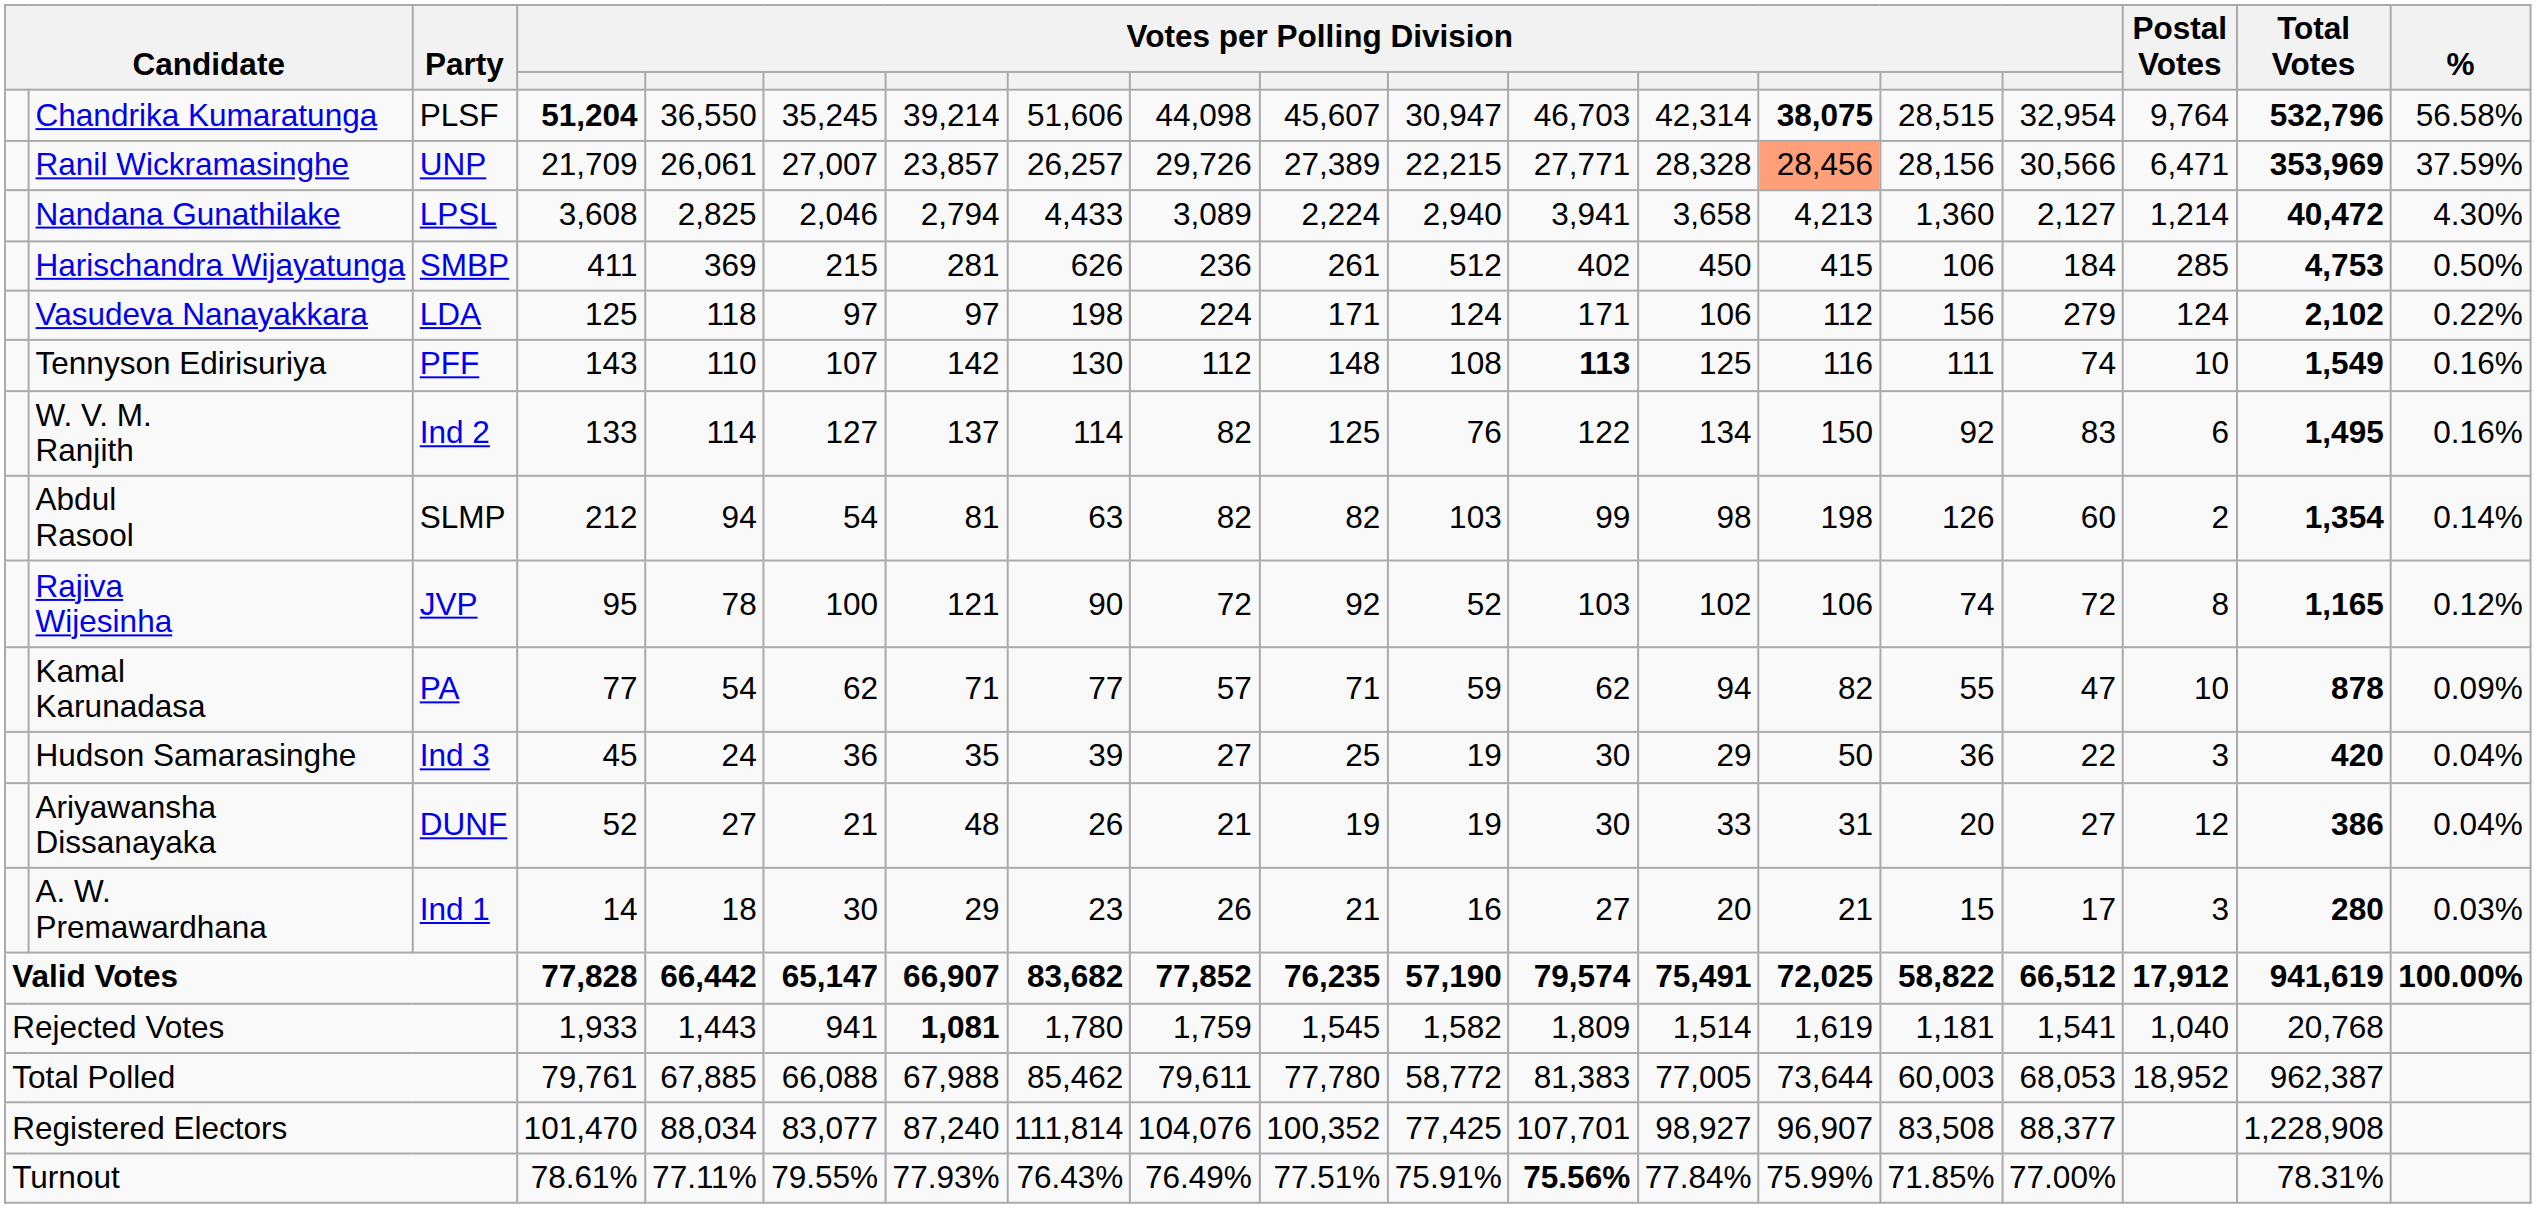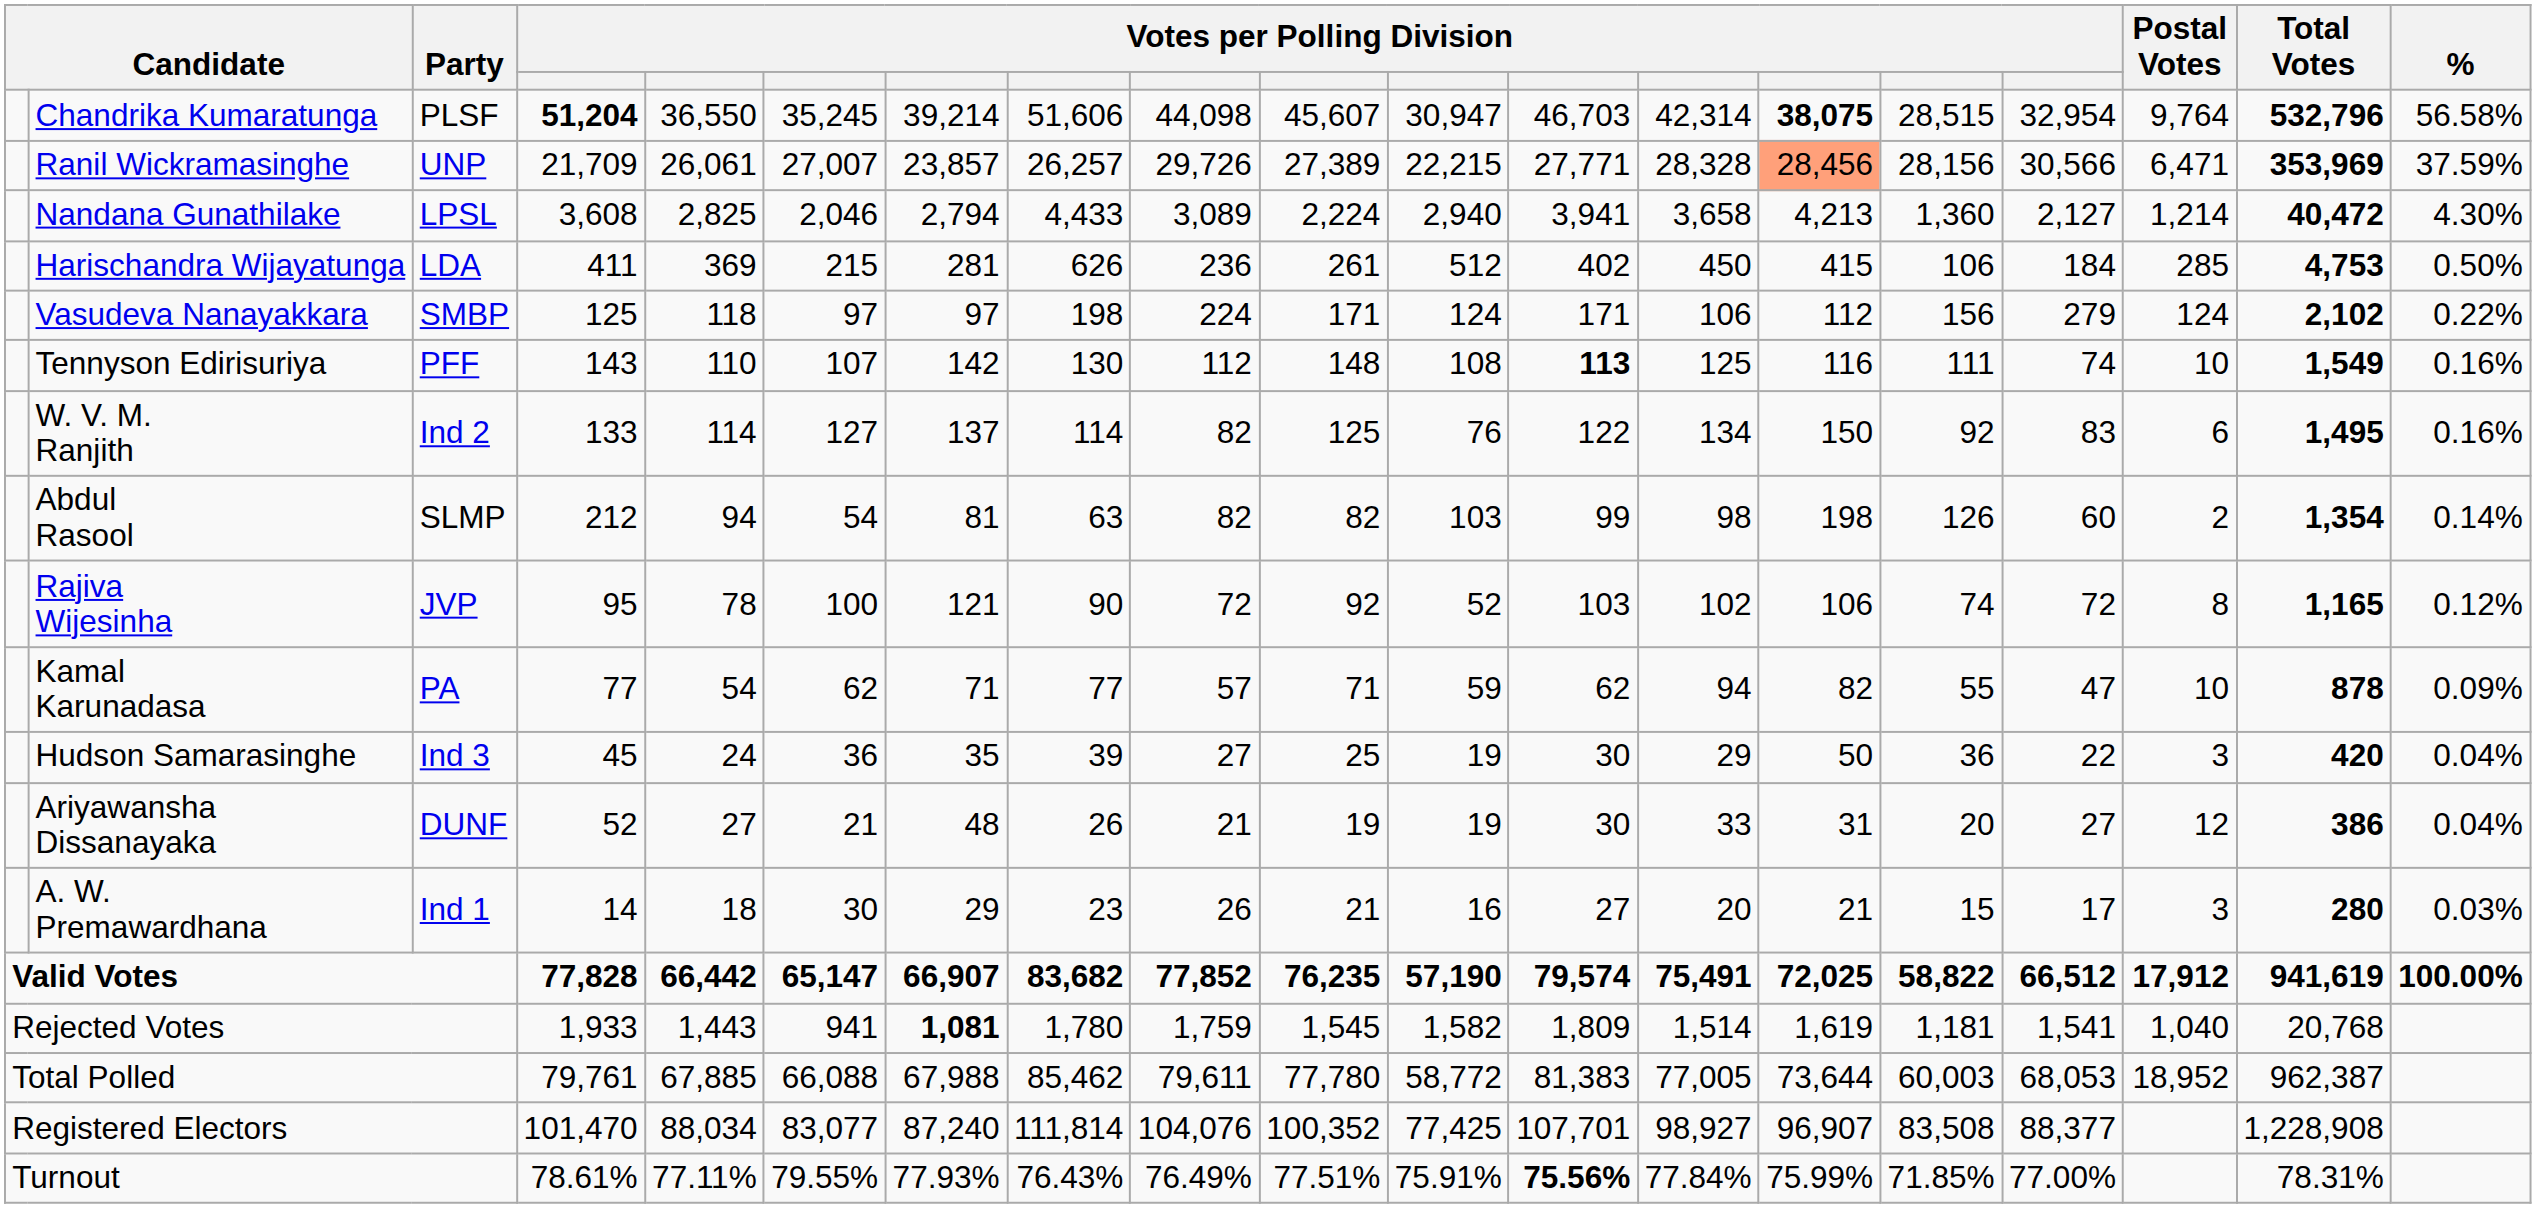(464, 264) SMBP -> (450, 264) LDA
(450, 314) LDA -> (464, 314) SMBP
